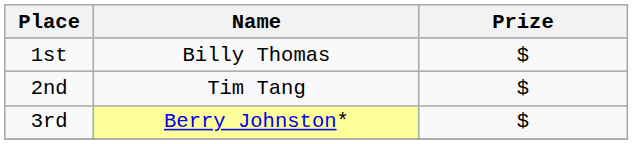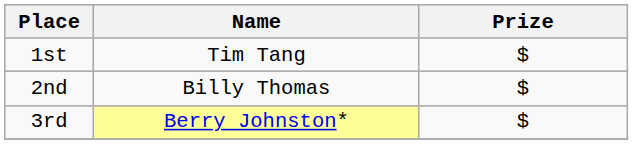(256, 55) Billy Thomas -> (256, 55) Tim Tang
(256, 88) Tim Tang -> (256, 88) Billy Thomas
